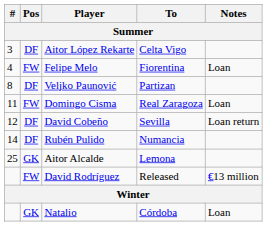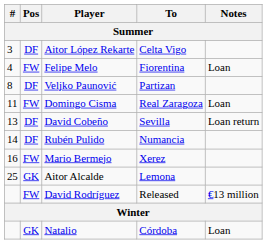(12, 121) 12 -> (12, 121) 13
+ row: (78, 158)
